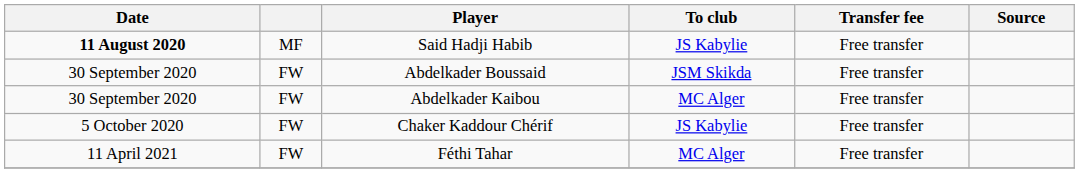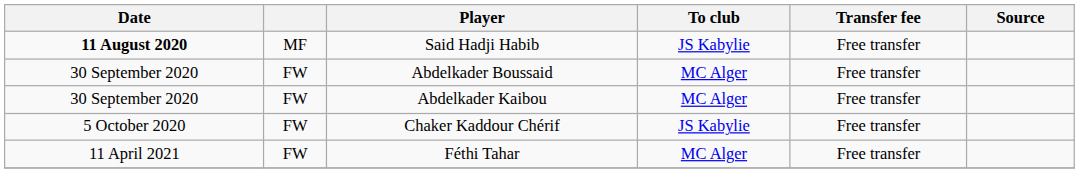(711, 71) JSM Skikda -> (714, 71) MC Alger
